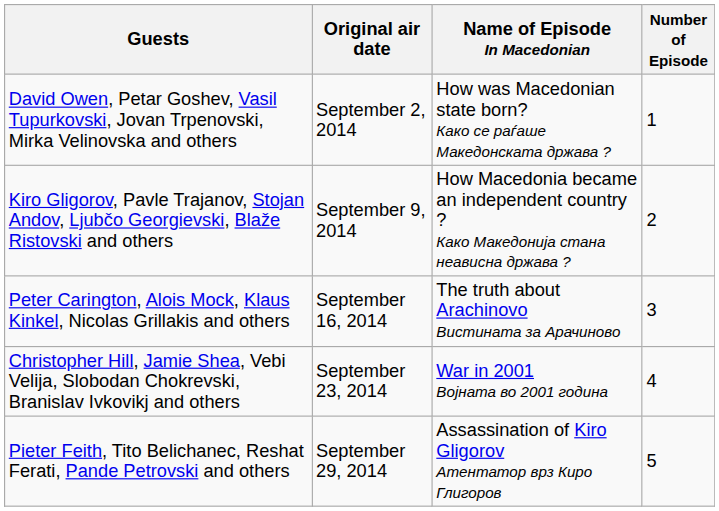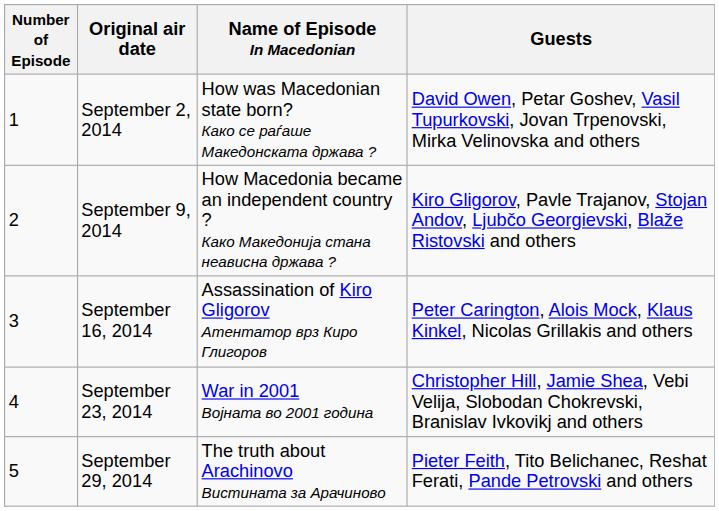columns swapped: (679, 40) <-> (158, 39)
(528, 310) The truth about Arachinovo Вистината за Арачиново -> (287, 321) Assassination of Kiro Gligorov Атентатор врз Киро Глигоров
(521, 461) Assassination of Kiro Gligorov Атентатор врз Киро Глигоров -> (294, 471) The truth about Arachinovo Вистината за Арачиново
